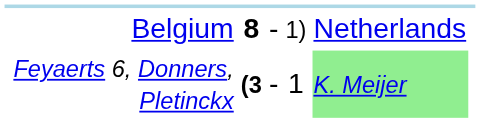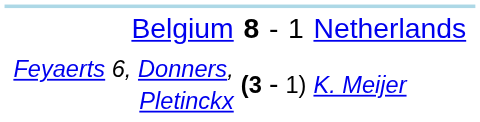(296, 30) 1) -> (296, 28) 1
(296, 83) 1 -> (296, 85) 1)
(360, 85) lightgreen background -> (360, 85) no background
